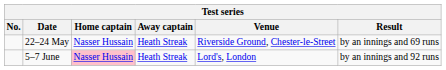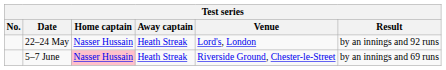(266, 42) Riverside Ground, Chester-le-Street -> (227, 42) Lord's, London
(389, 42) by an innings and 69 runs -> (389, 42) by an innings and 92 runs
(227, 57) Lord's, London -> (266, 57) Riverside Ground, Chester-le-Street
(389, 57) by an innings and 92 runs -> (389, 57) by an innings and 69 runs
